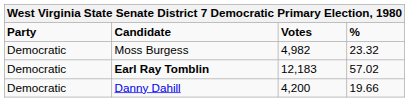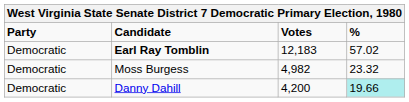rows swapped: (162, 69) <-> (151, 50)
(364, 87) no background -> (364, 87) paleturquoise background
